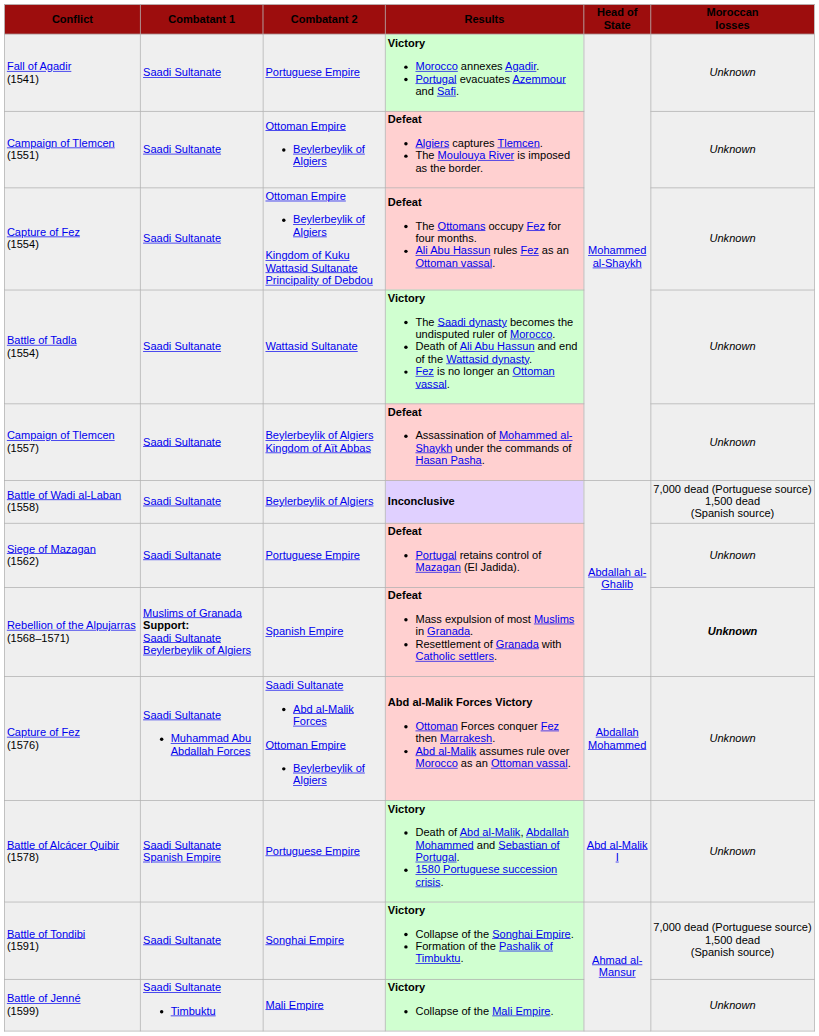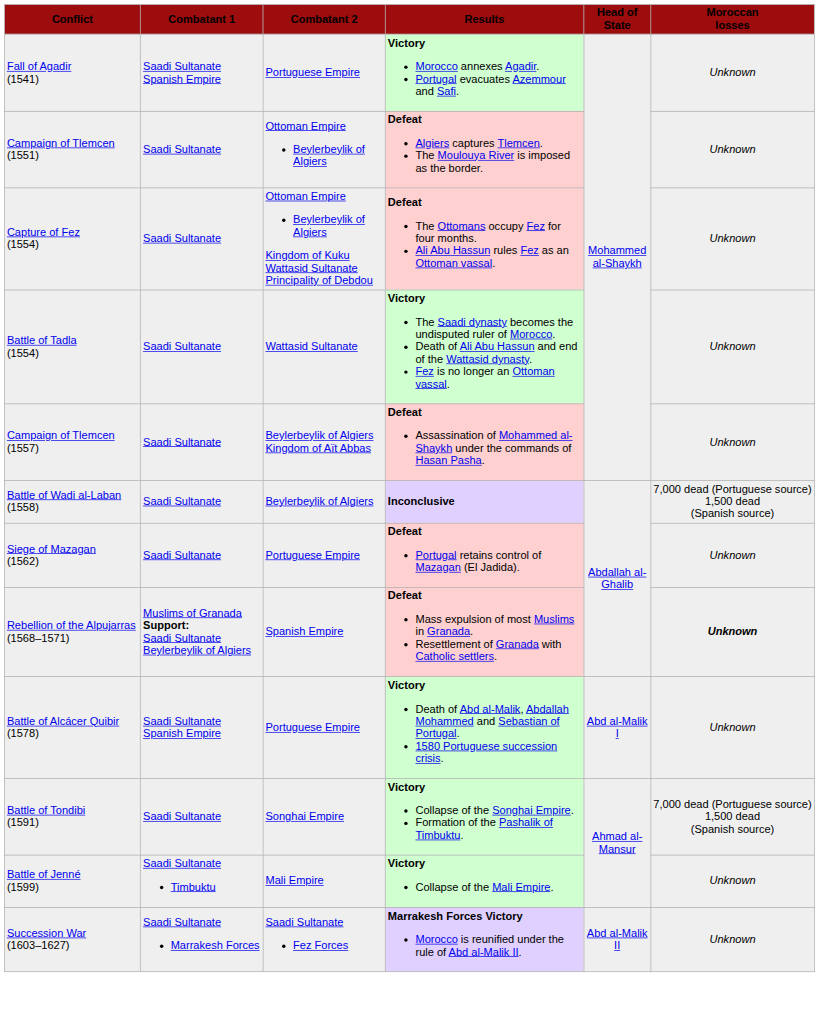(182, 72) Saadi Sultanate -> (182, 72) Saadi Sultanate Spanish Empire
- row: (43, 738)
+ row: (47, 939)
